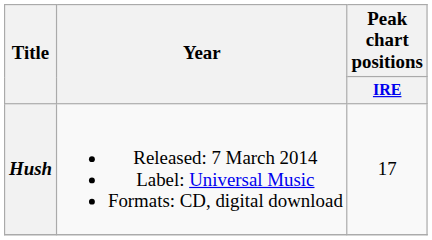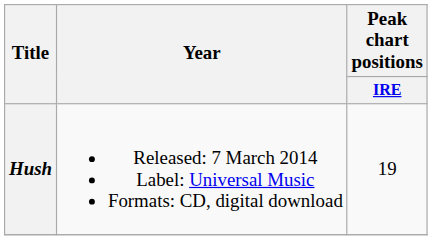(387, 169) 17 -> (387, 169) 19
